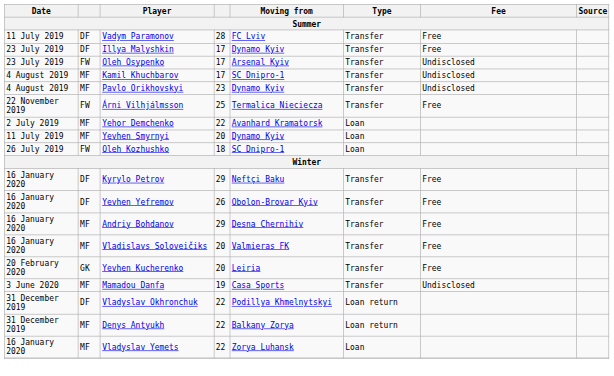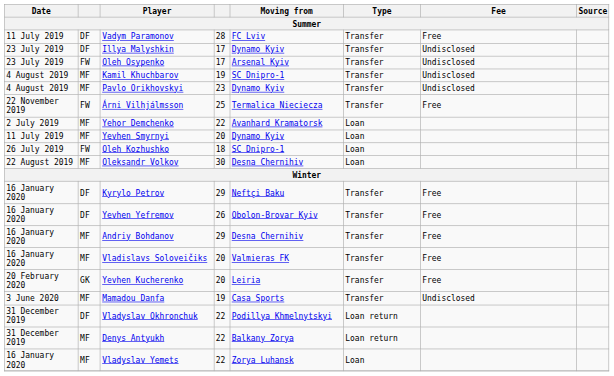(432, 50) Free -> (449, 50) Undisclosed
(221, 75) 17 -> (221, 75) 19
+ row: (140, 162)
